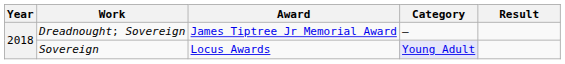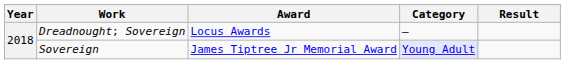(294, 31) James Tiptree Jr Memorial Award -> (230, 31) Locus Awards
(230, 49) Locus Awards -> (294, 49) James Tiptree Jr Memorial Award
